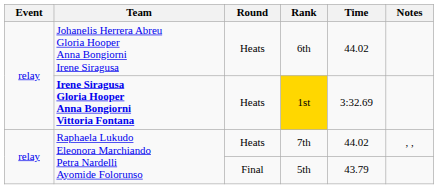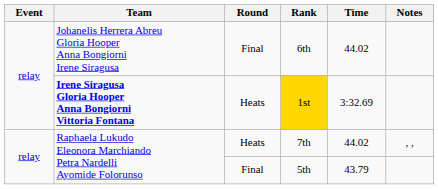(252, 48) Heats -> (252, 48) Final
